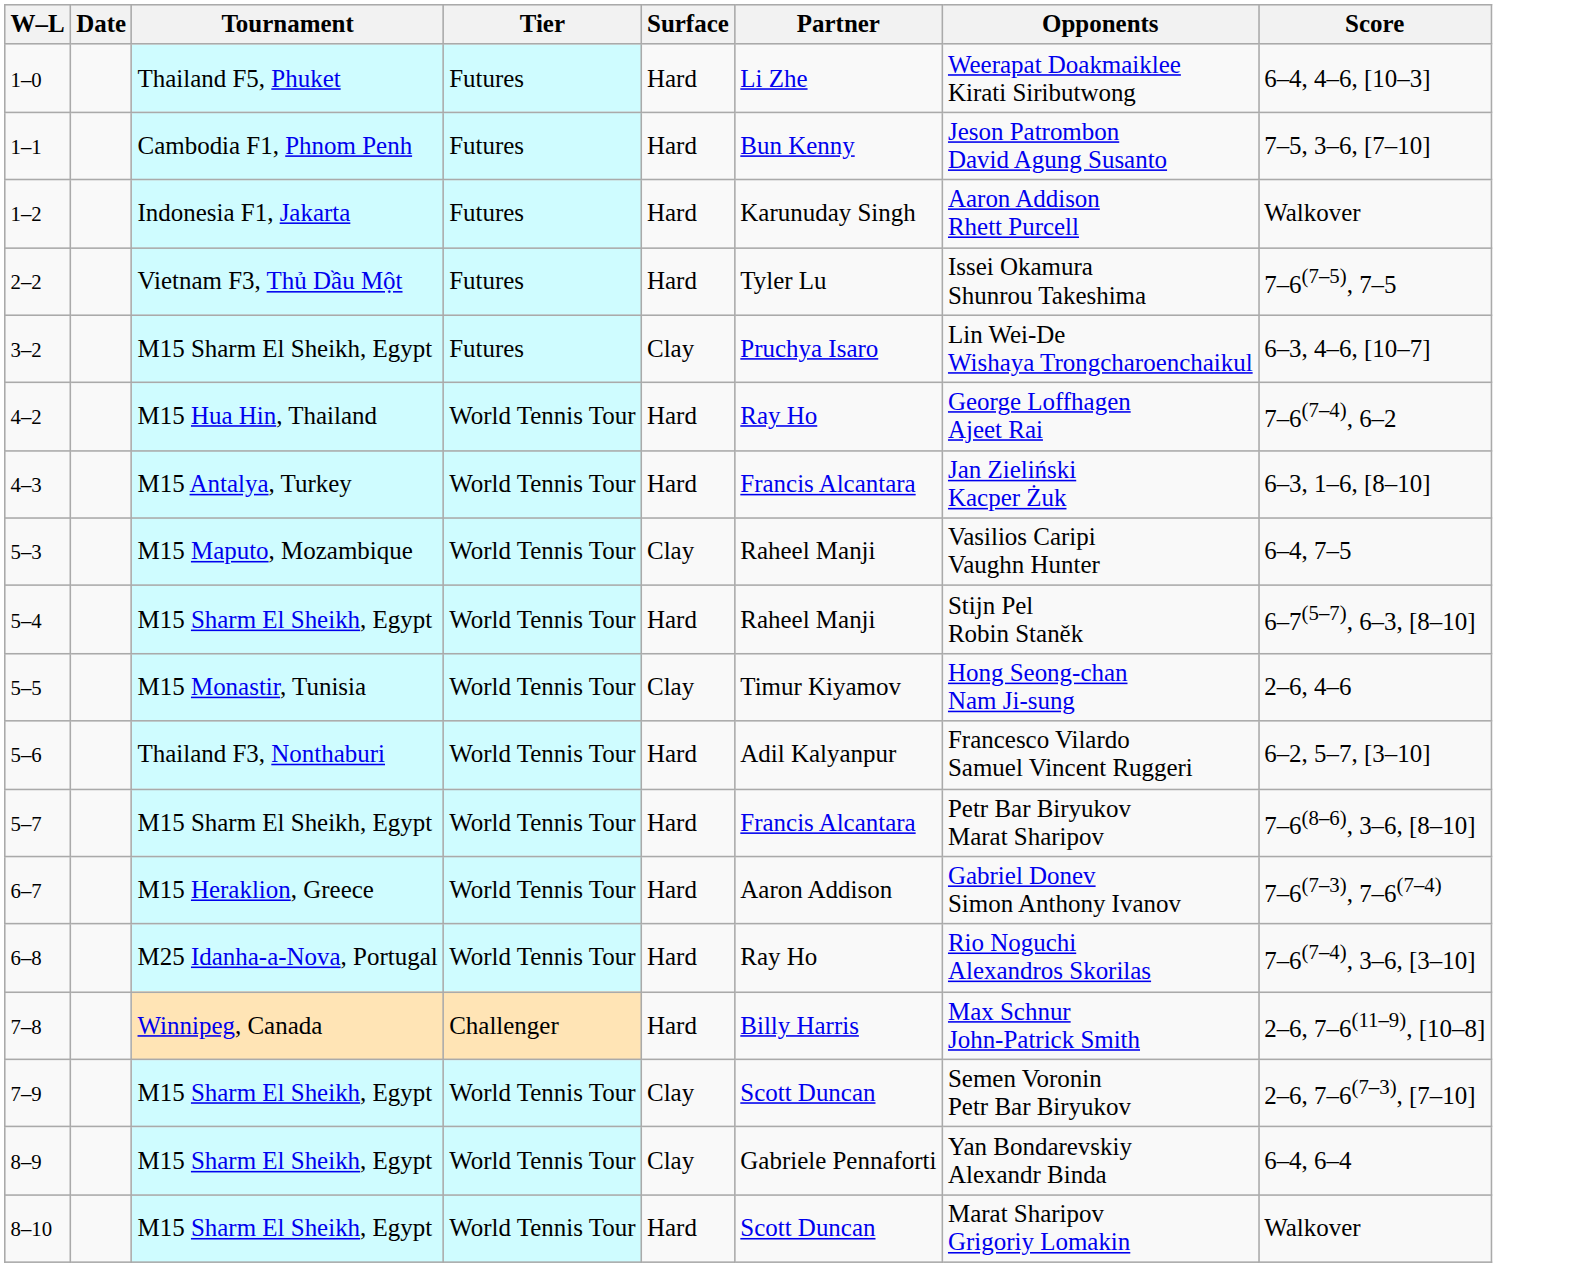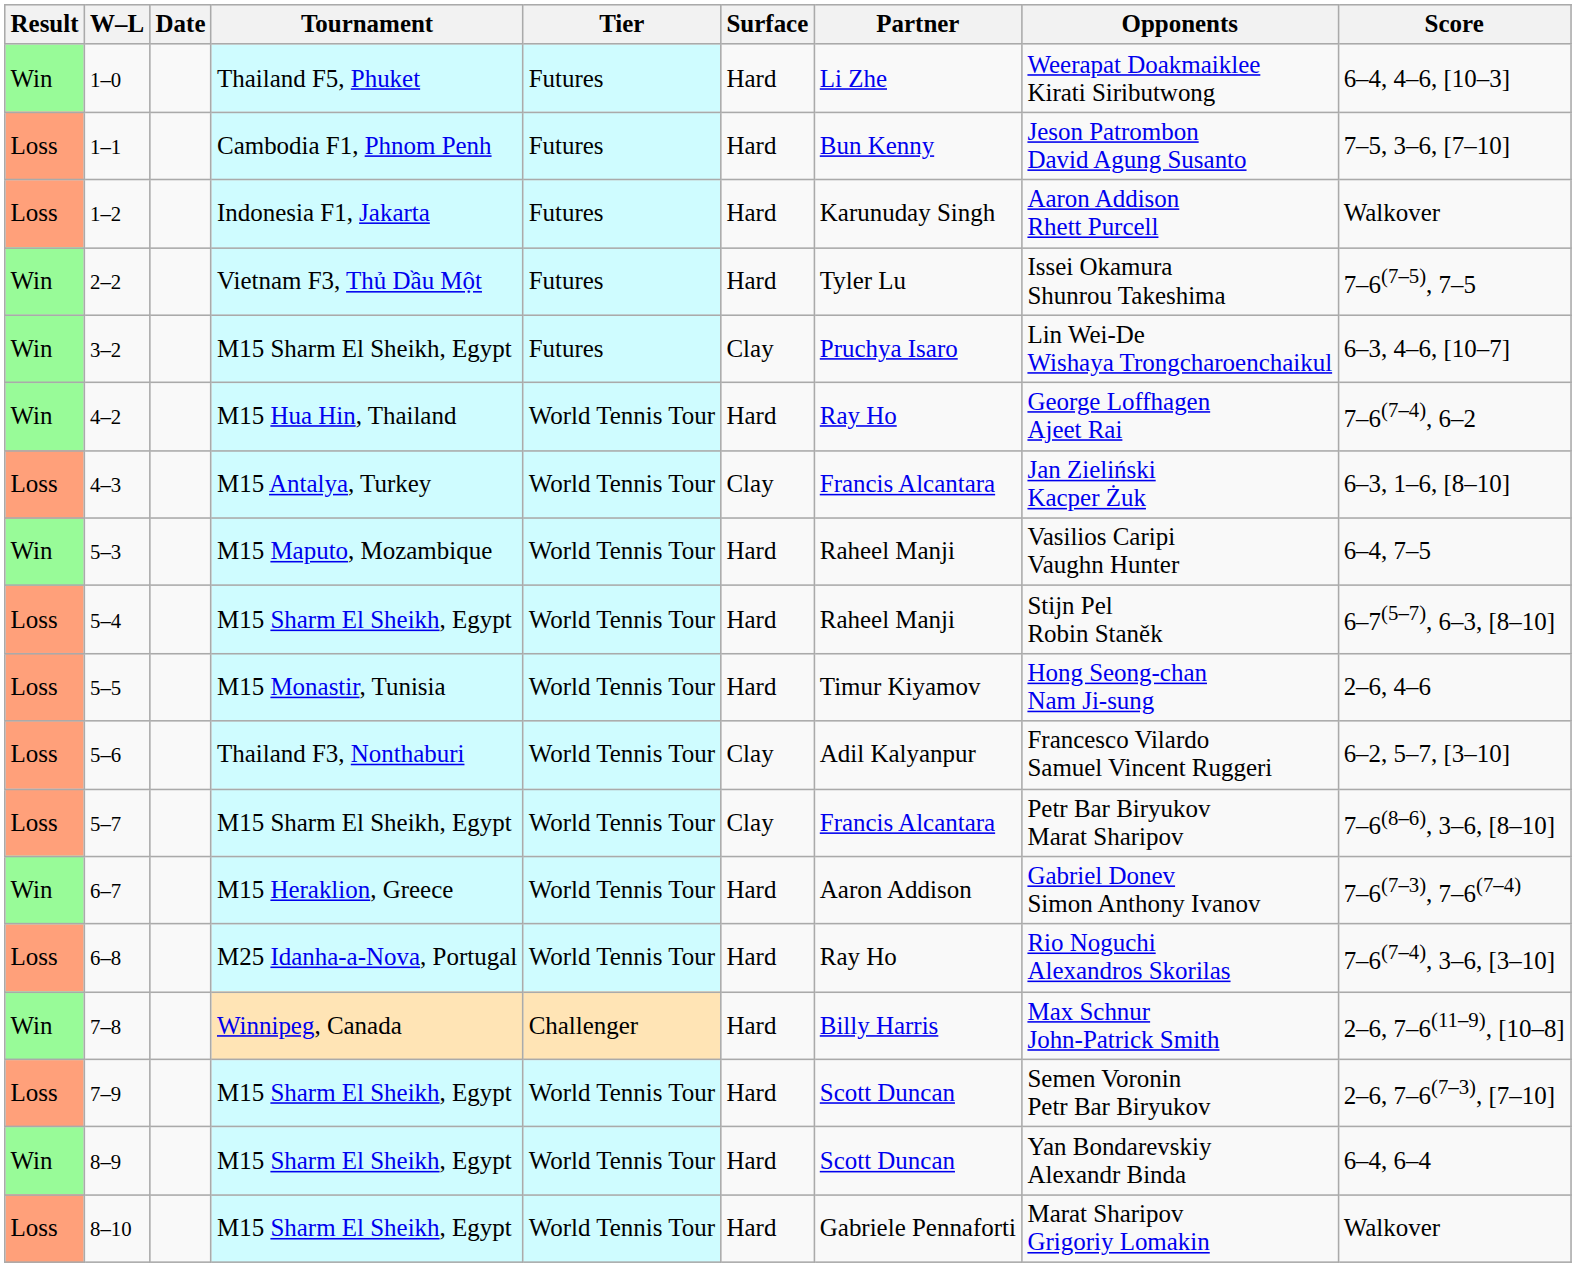+ column: (45, 24)
(672, 483) Hard -> (750, 483) Clay
(671, 551) Clay -> (751, 551) Hard
(671, 686) Clay -> (751, 686) Hard
(672, 754) Hard -> (750, 754) Clay
(672, 822) Hard -> (750, 822) Clay
(671, 1092) Clay -> (751, 1092) Hard
(671, 1160) Clay -> (751, 1160) Hard
(838, 1160) Gabriele Pennaforti -> (887, 1160) Scott Duncan
(808, 1228) Scott Duncan -> (918, 1228) Gabriele Pennaforti
